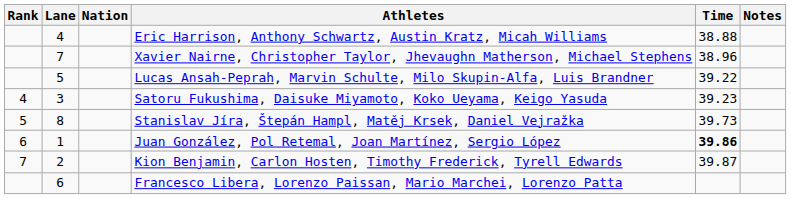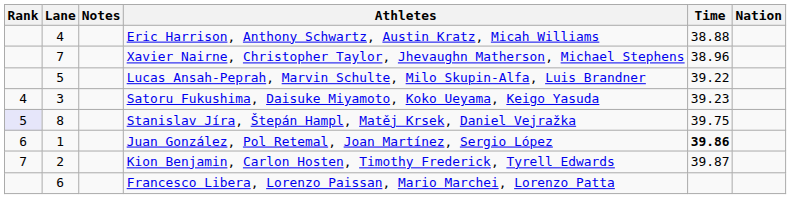columns swapped: (105, 15) <-> (763, 15)
(23, 120) no background -> (23, 120) lavender background
(718, 120) 39.73 -> (710, 120) 39.75
